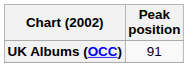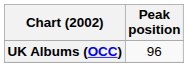(154, 51) 91 -> (154, 51) 96
